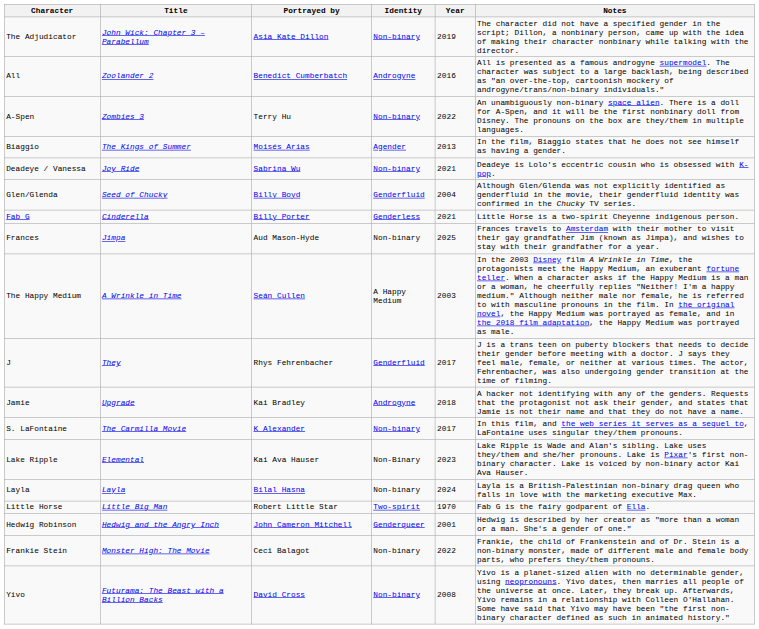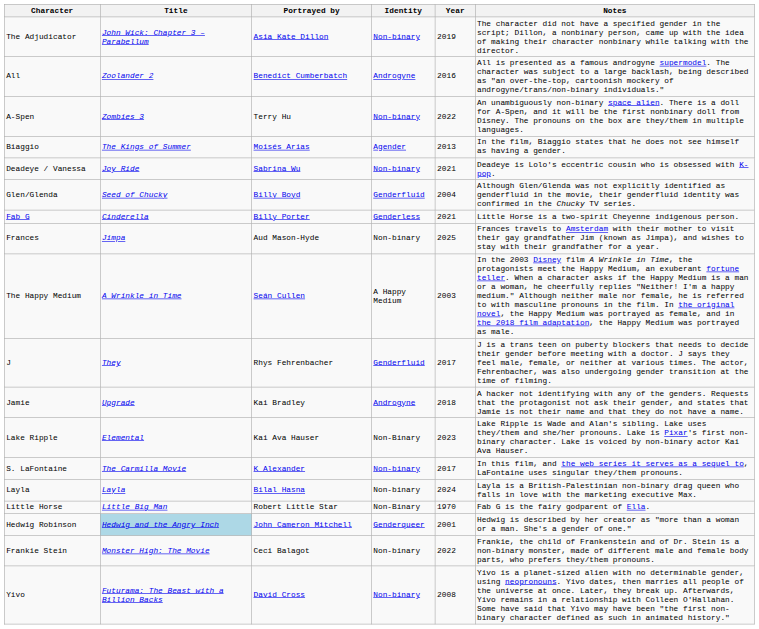rows swapped: (37, 429) <-> (32, 459)
(397, 507) Two-spirit -> (397, 507) Non-Binary
(160, 525) no background -> (160, 525) lightblue background
